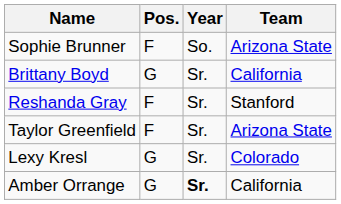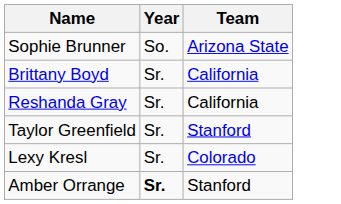- column: (162, 18)
(262, 101) Stanford -> (223, 101) California
(281, 129) Arizona State -> (219, 129) Stanford
(266, 185) California -> (219, 185) Stanford
